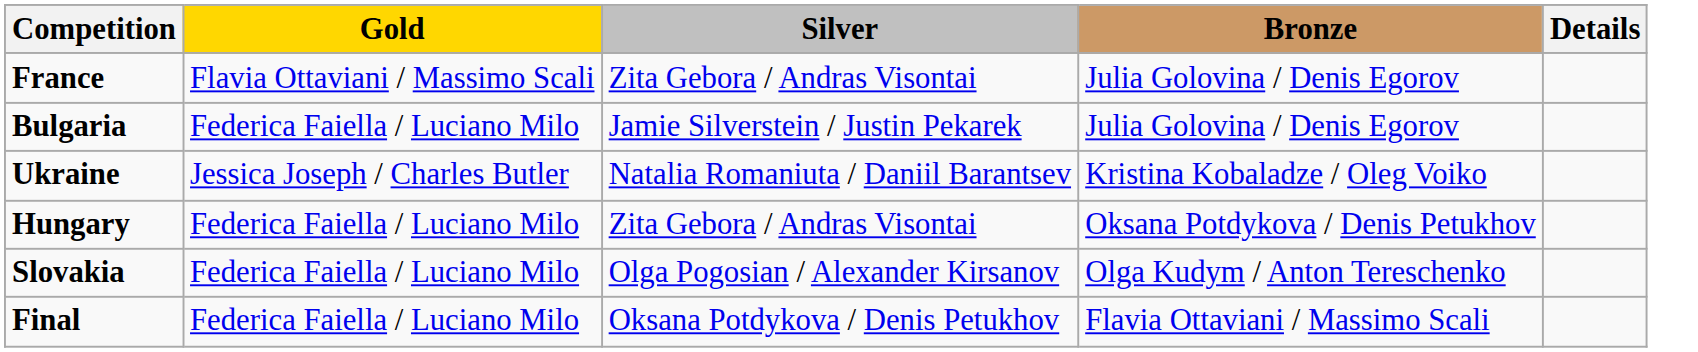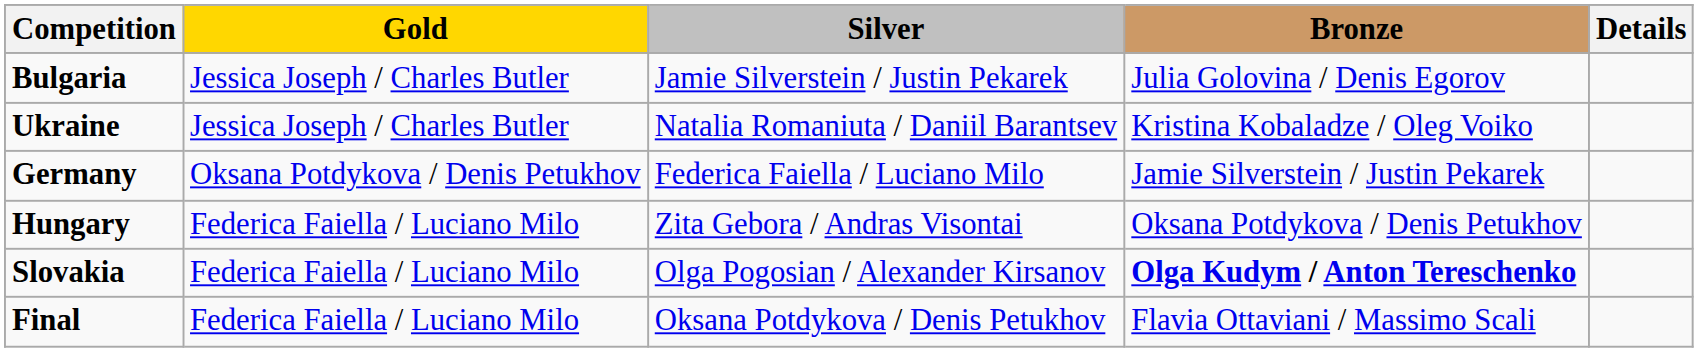- row: (58, 77)
(385, 126) Federica Faiella / Luciano Milo -> (379, 77) Jessica Joseph / Charles Butler
+ row: (74, 175)
(1295, 272) normal -> (1354, 272) bold
